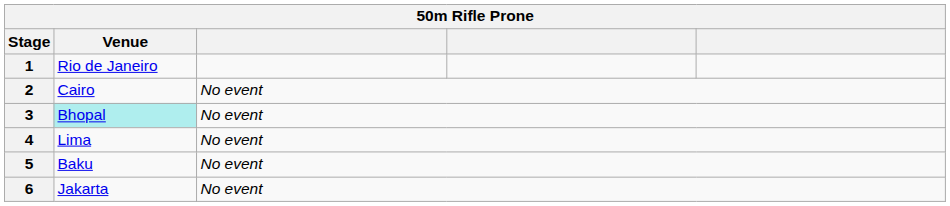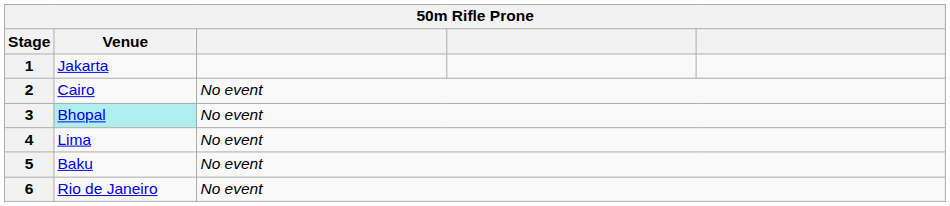(108, 66) Rio de Janeiro -> (83, 66) Jakarta
(83, 189) Jakarta -> (108, 189) Rio de Janeiro
